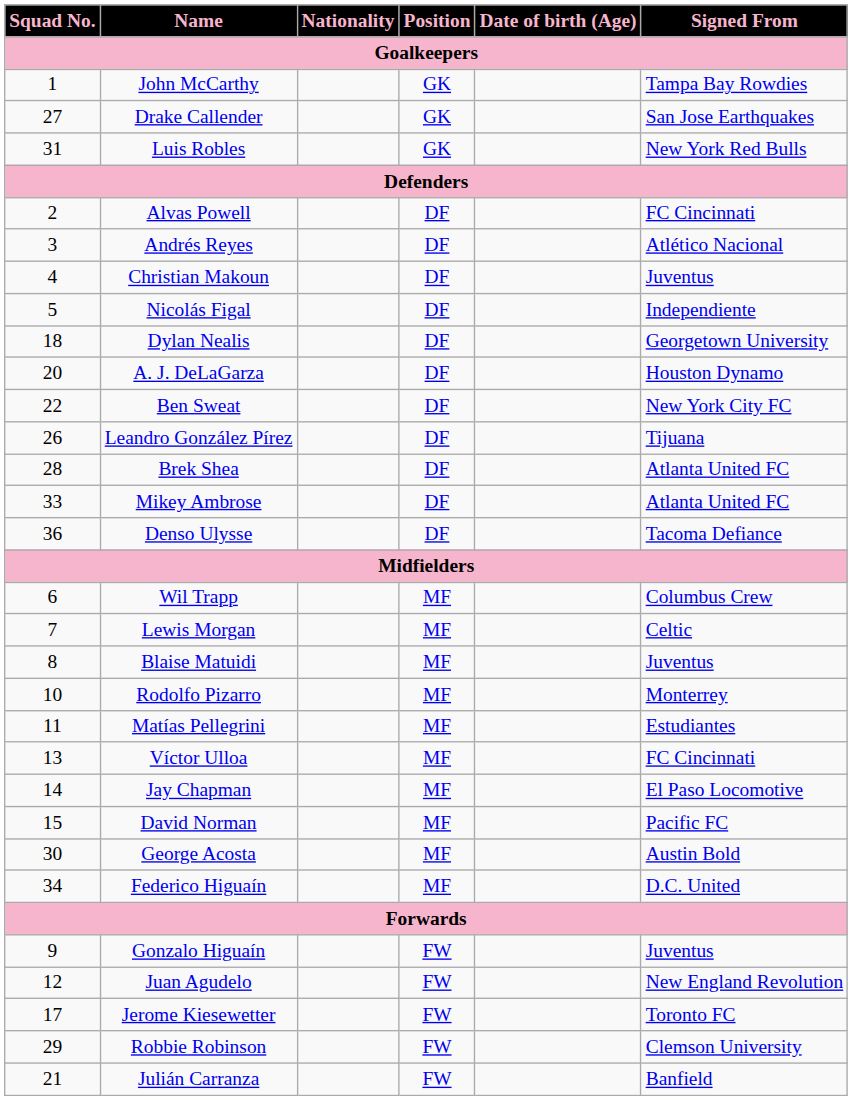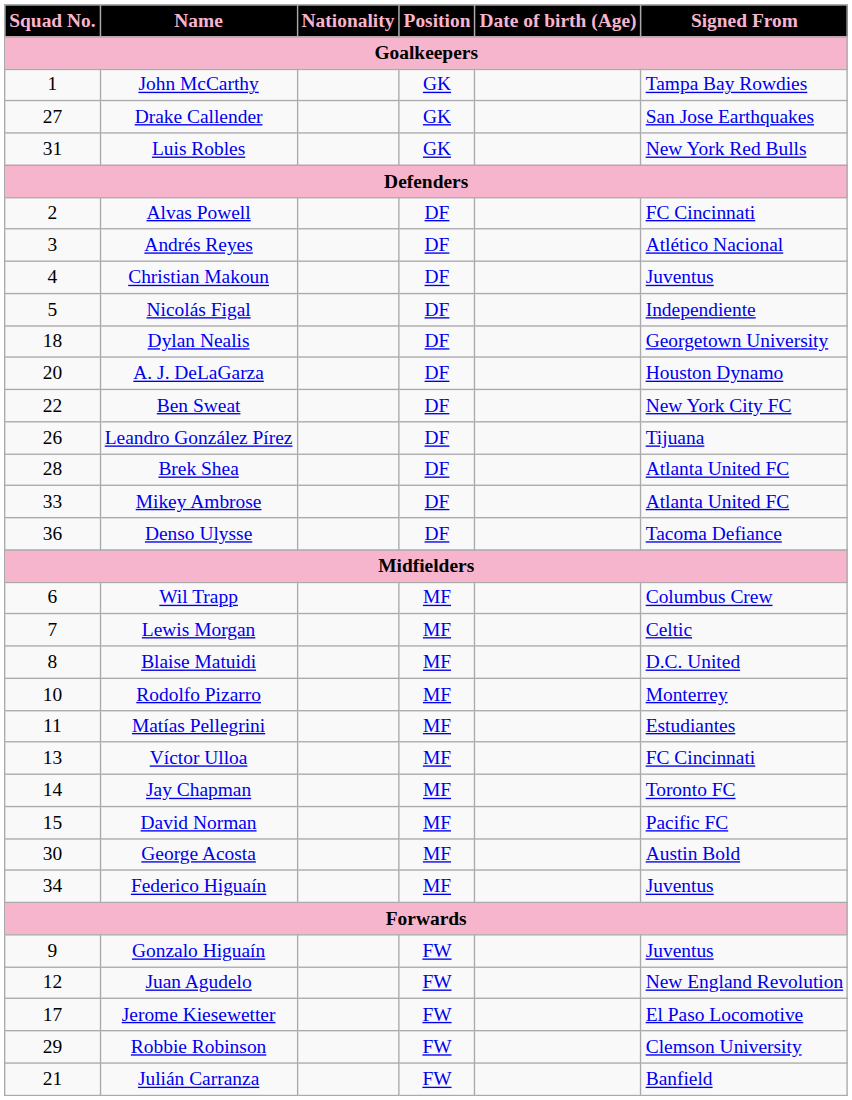(680, 662) Juventus -> (693, 662) D.C. United
(724, 790) El Paso Locomotive -> (691, 790) Toronto FC
(693, 886) D.C. United -> (680, 886) Juventus
(691, 1014) Toronto FC -> (724, 1014) El Paso Locomotive
